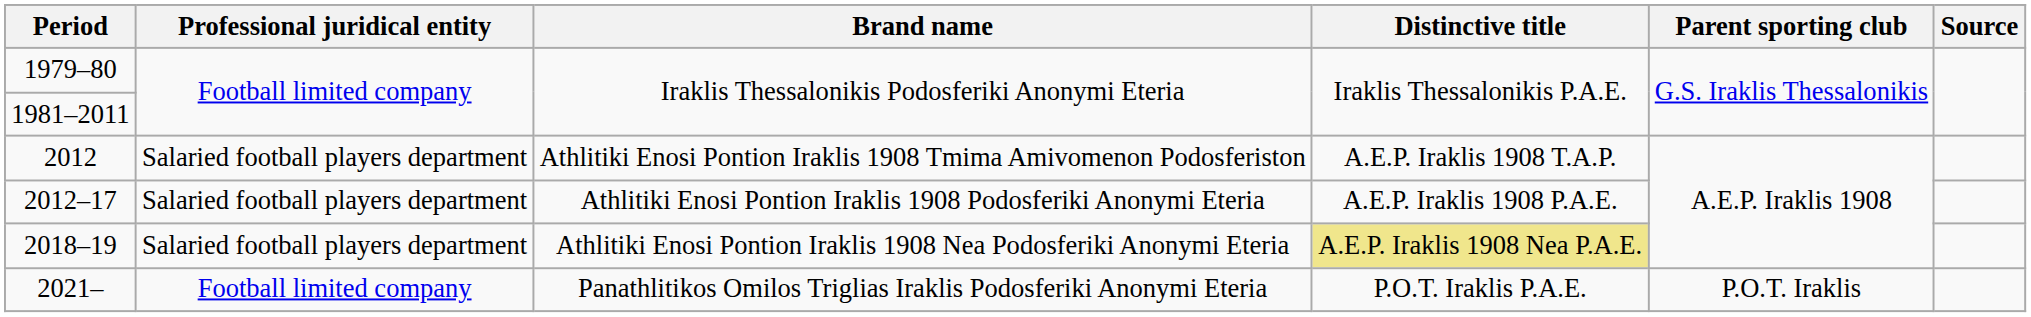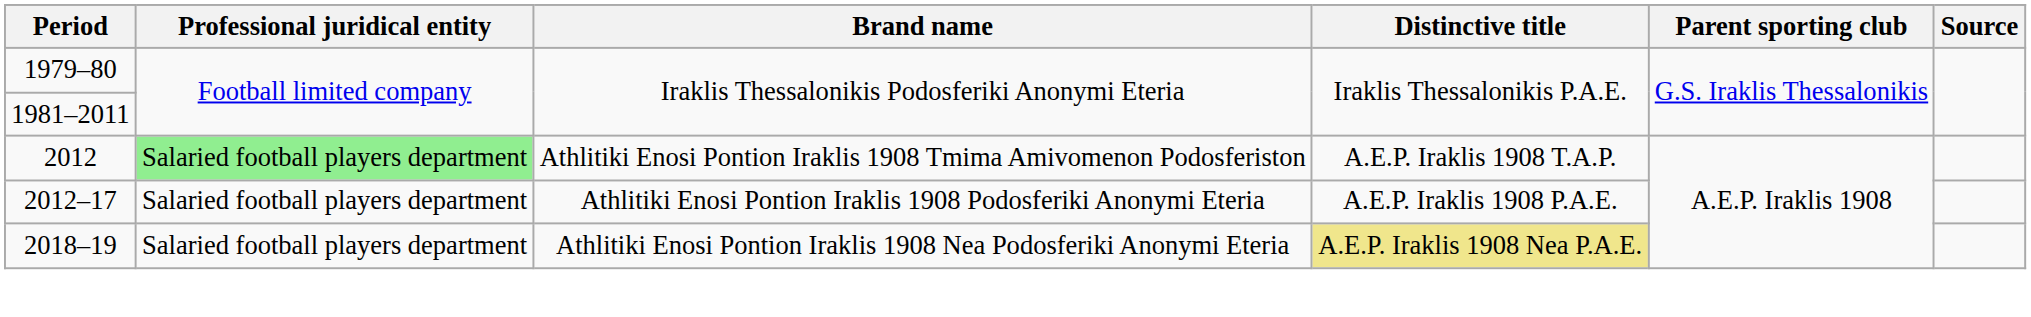(335, 157) no background -> (335, 157) lightgreen background
- row: (70, 288)
